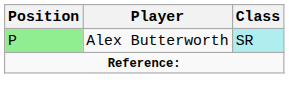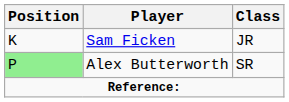+ row: (131, 41)
(245, 41) paleturquoise background -> (245, 65) no background
